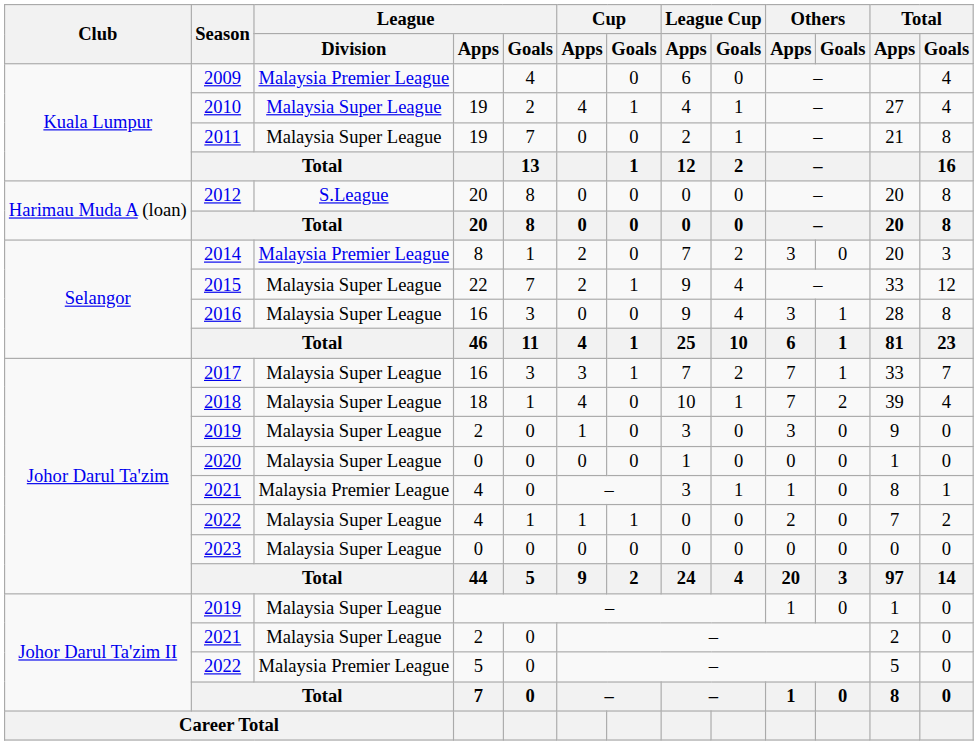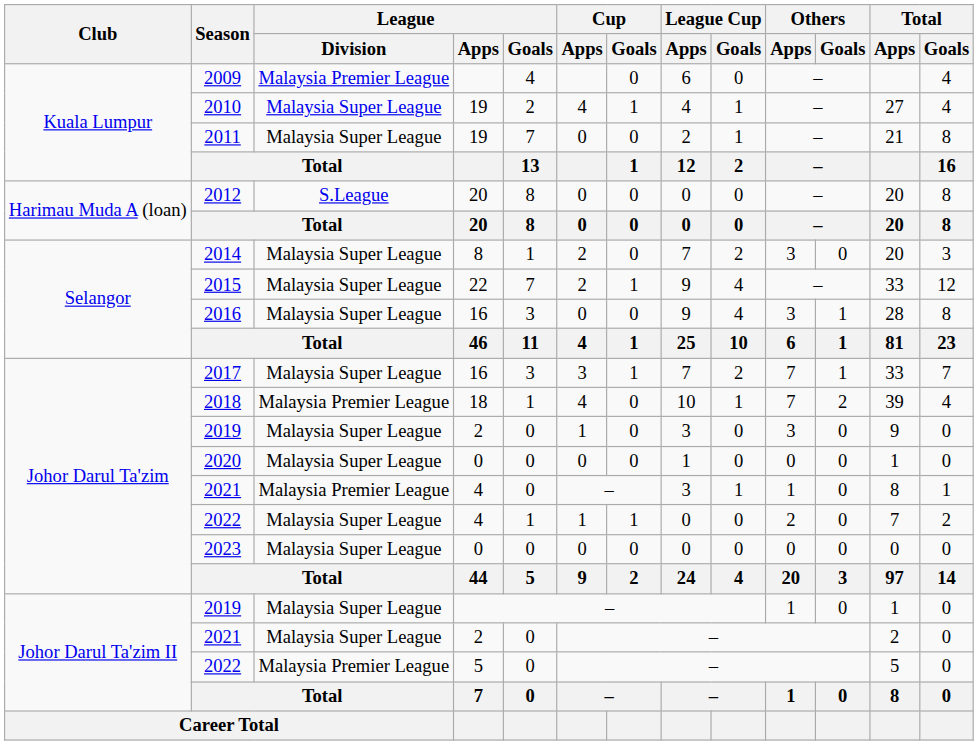(354, 254) Malaysia Premier League -> (354, 254) Malaysia Super League
(354, 401) Malaysia Super League -> (354, 401) Malaysia Premier League
